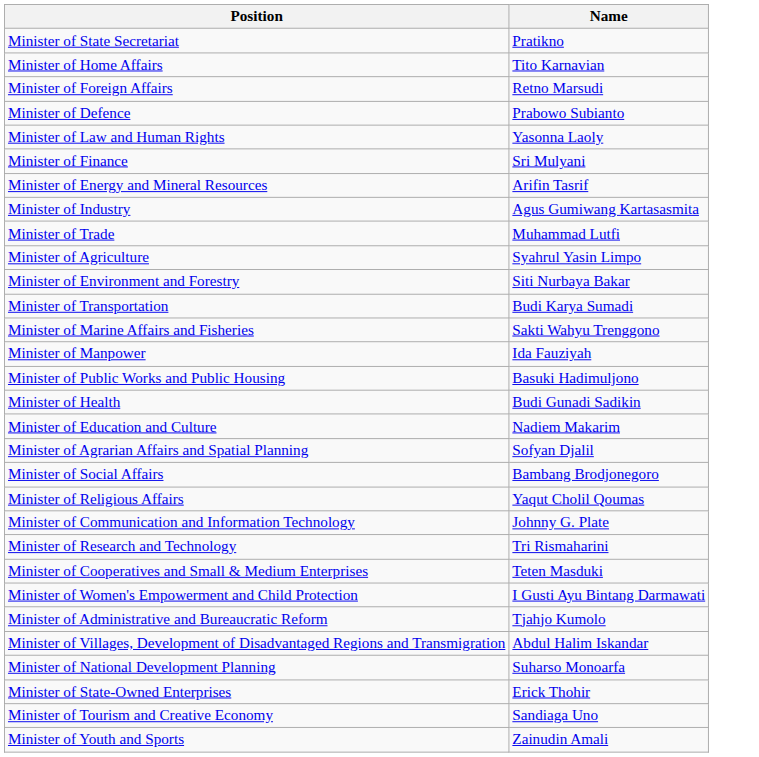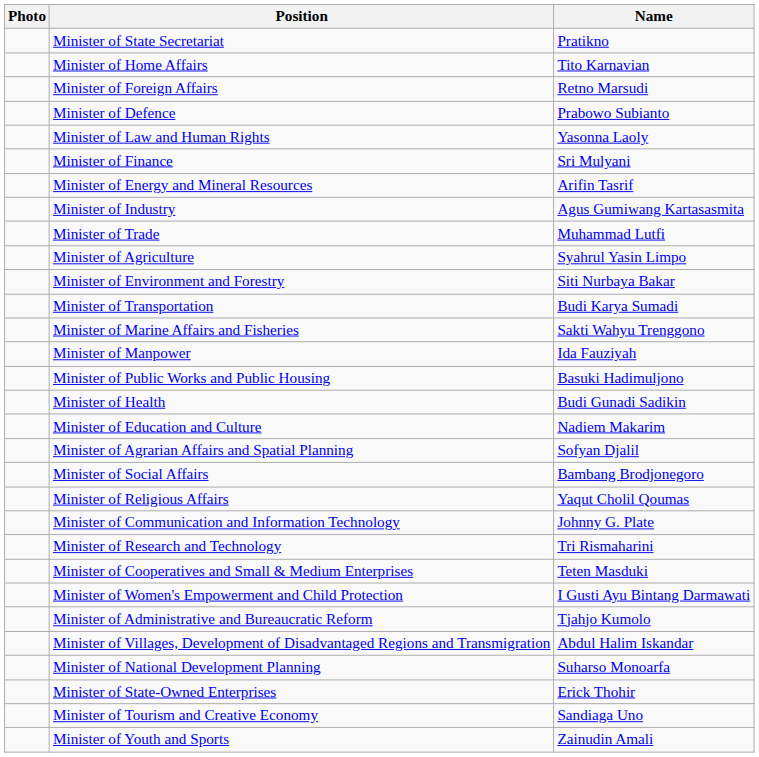+ column: (27, 16)
